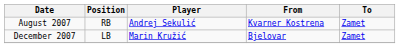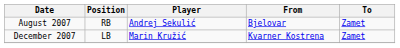(286, 24) Kvarner Kostrena -> (267, 24) Bjelovar
(267, 37) Bjelovar -> (286, 37) Kvarner Kostrena
